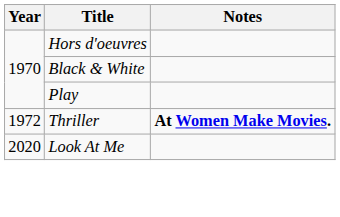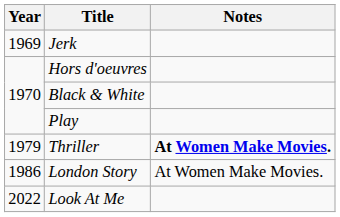+ row: (62, 43)
(25, 120) 1972 -> (25, 146) 1979
+ row: (93, 172)
(25, 146) 2020 -> (25, 198) 2022
